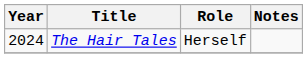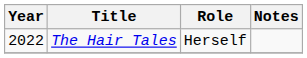(26, 41) 2024 -> (26, 41) 2022
